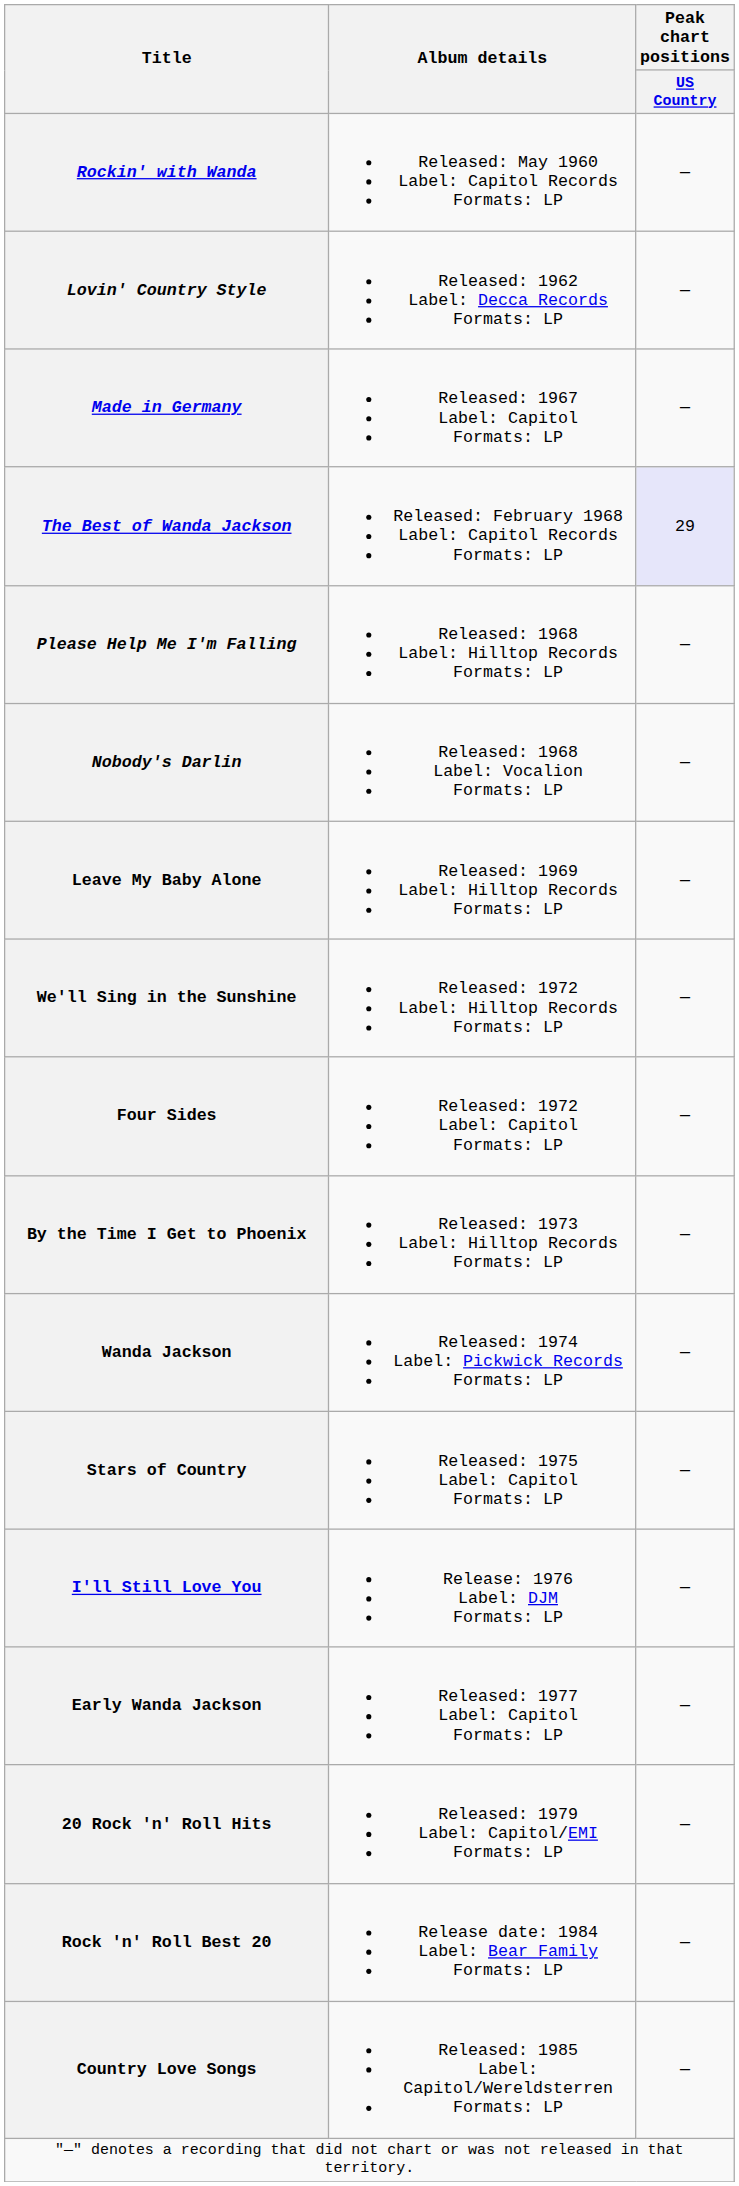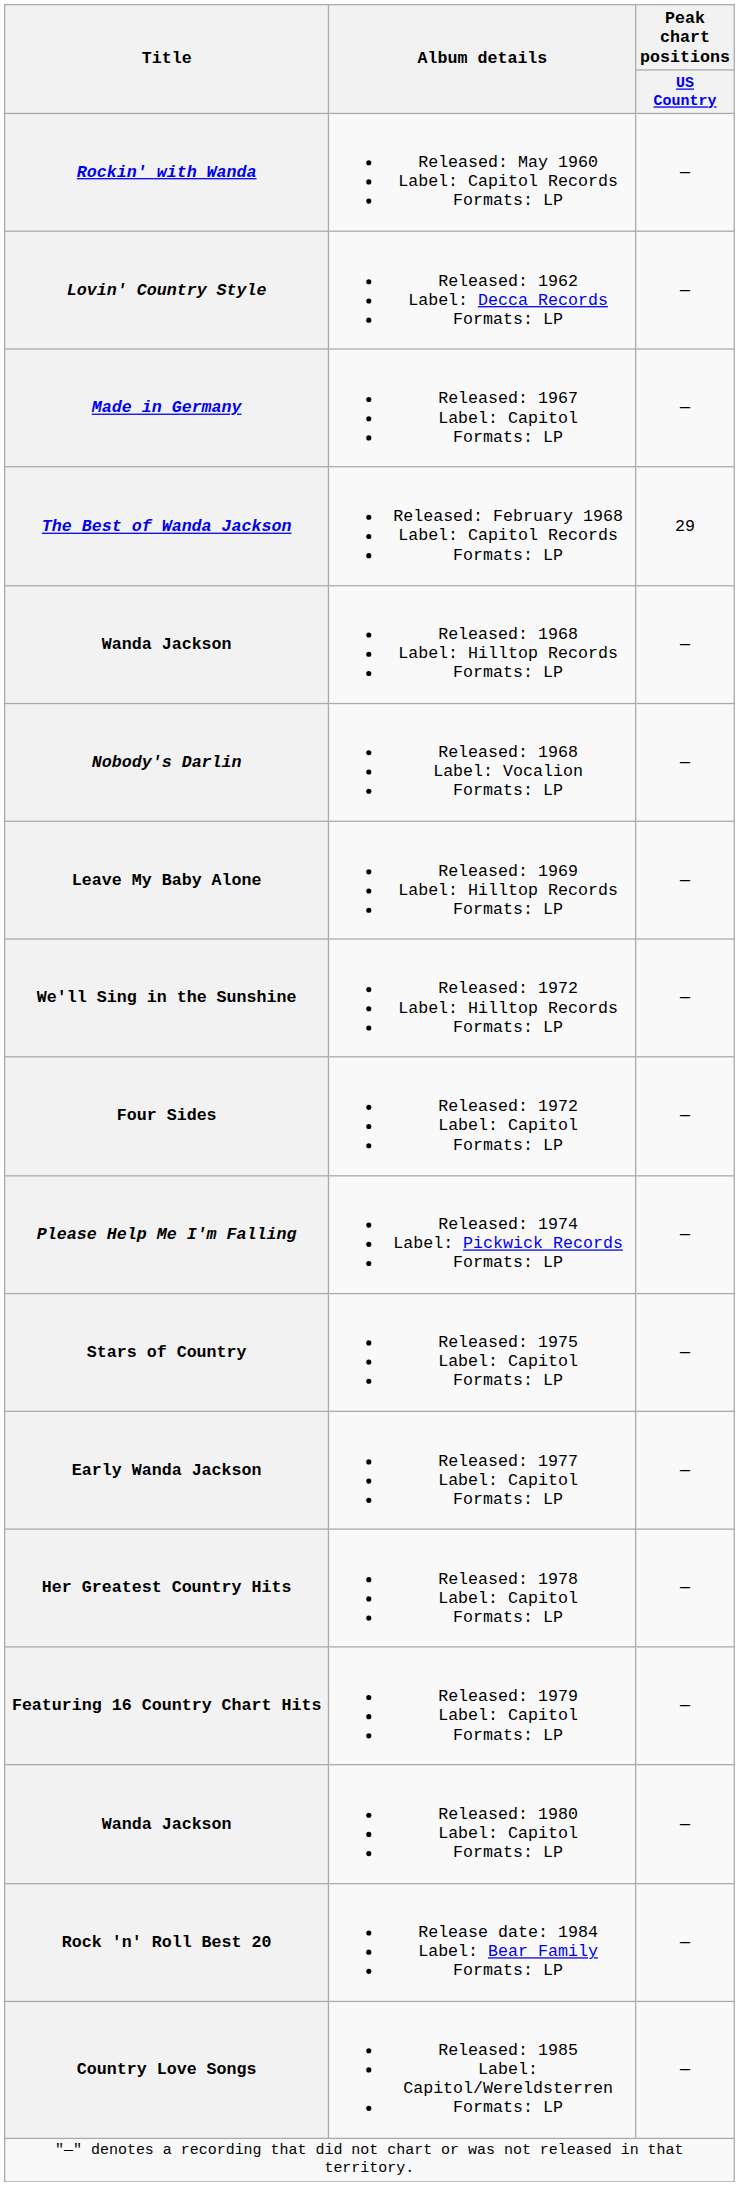(685, 526) lavender background -> (685, 526) no background
(167, 644) Please Help Me I'm Falling -> (167, 644) Wanda Jackson
- row: (482, 1244)
(167, 1352) Wanda Jackson -> (167, 1234) Please Help Me I'm Falling
- row: (482, 1598)
+ row: (482, 1598)
- row: (482, 1834)
+ row: (482, 1716)
+ row: (482, 1834)
